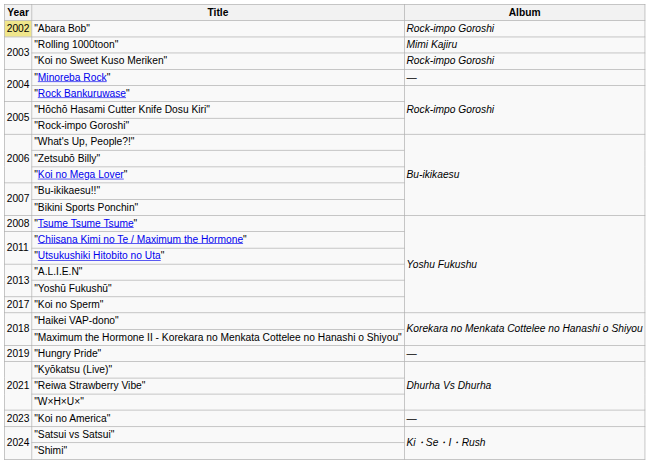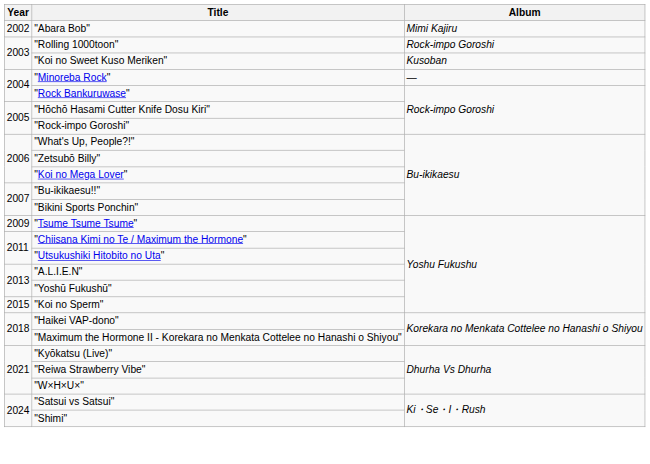(18, 28) khaki background -> (18, 28) no background
(450, 28) Rock-impo Goroshi -> (432, 28) Mimi Kajiru
(432, 45) Mimi Kajiru -> (450, 45) Rock-impo Goroshi
(450, 61) Rock-impo Goroshi -> (427, 61) Kusoban
(18, 223) 2008 -> (18, 223) 2009
(18, 304) 2017 -> (18, 304) 2015
- row: (68, 353)
- row: (72, 418)
